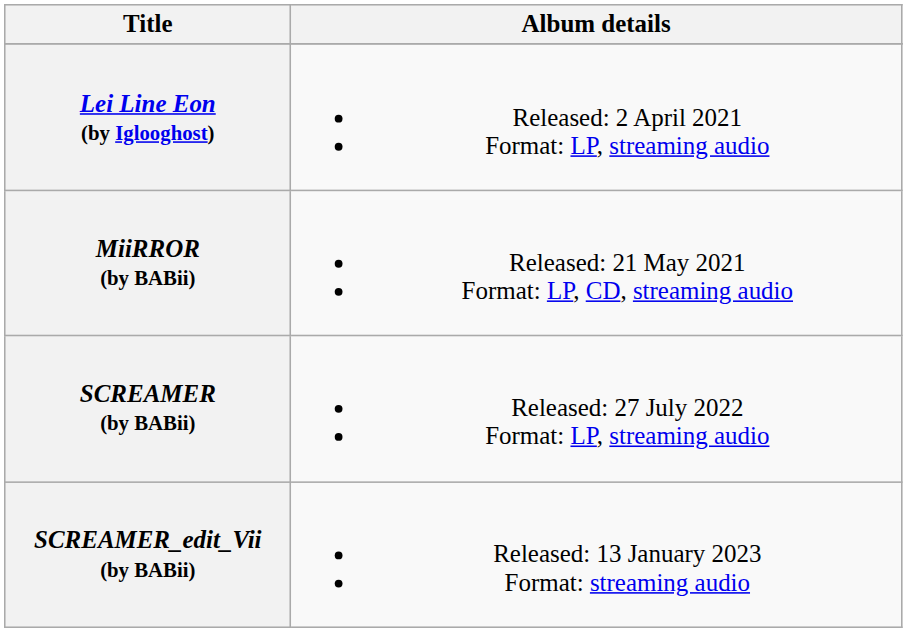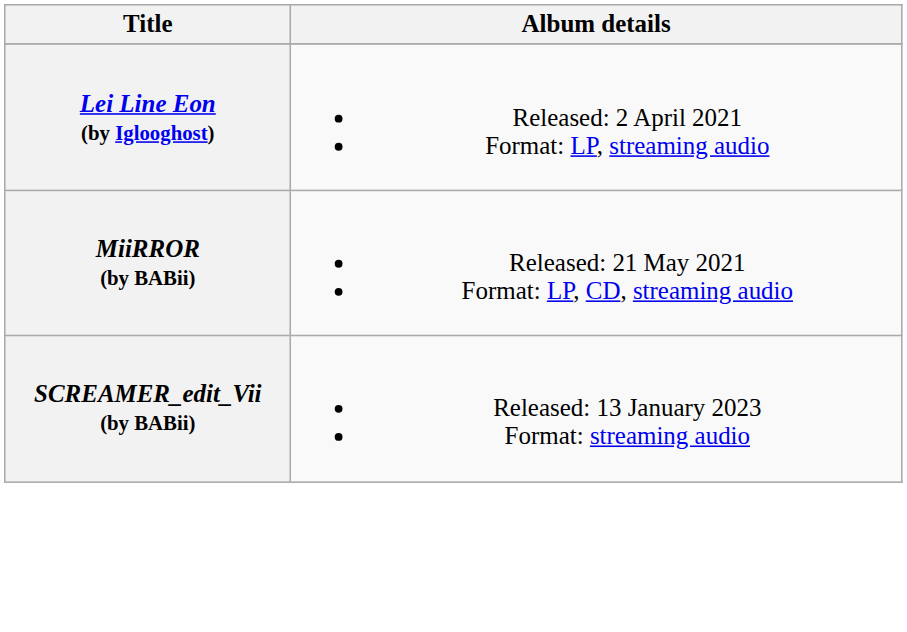- row: (148, 408)
